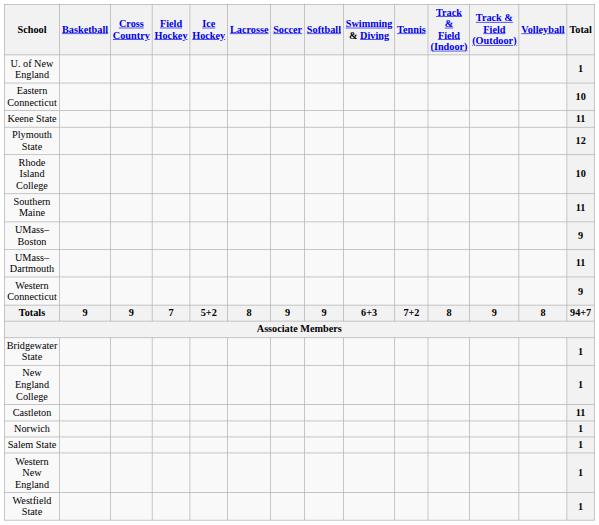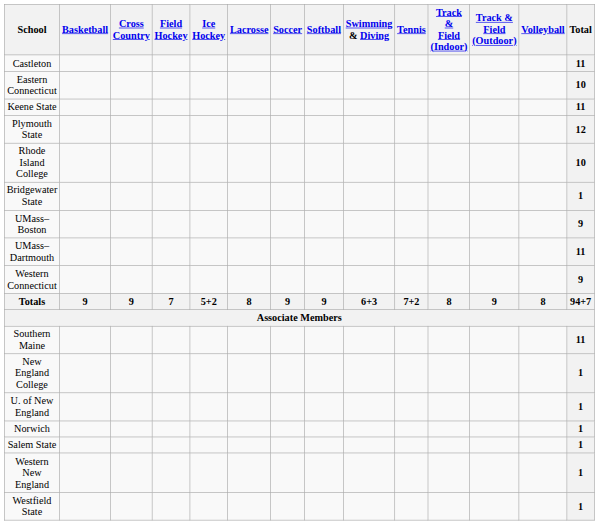rows swapped: (32, 412) <-> (32, 69)
rows swapped: (32, 207) <-> (32, 351)
